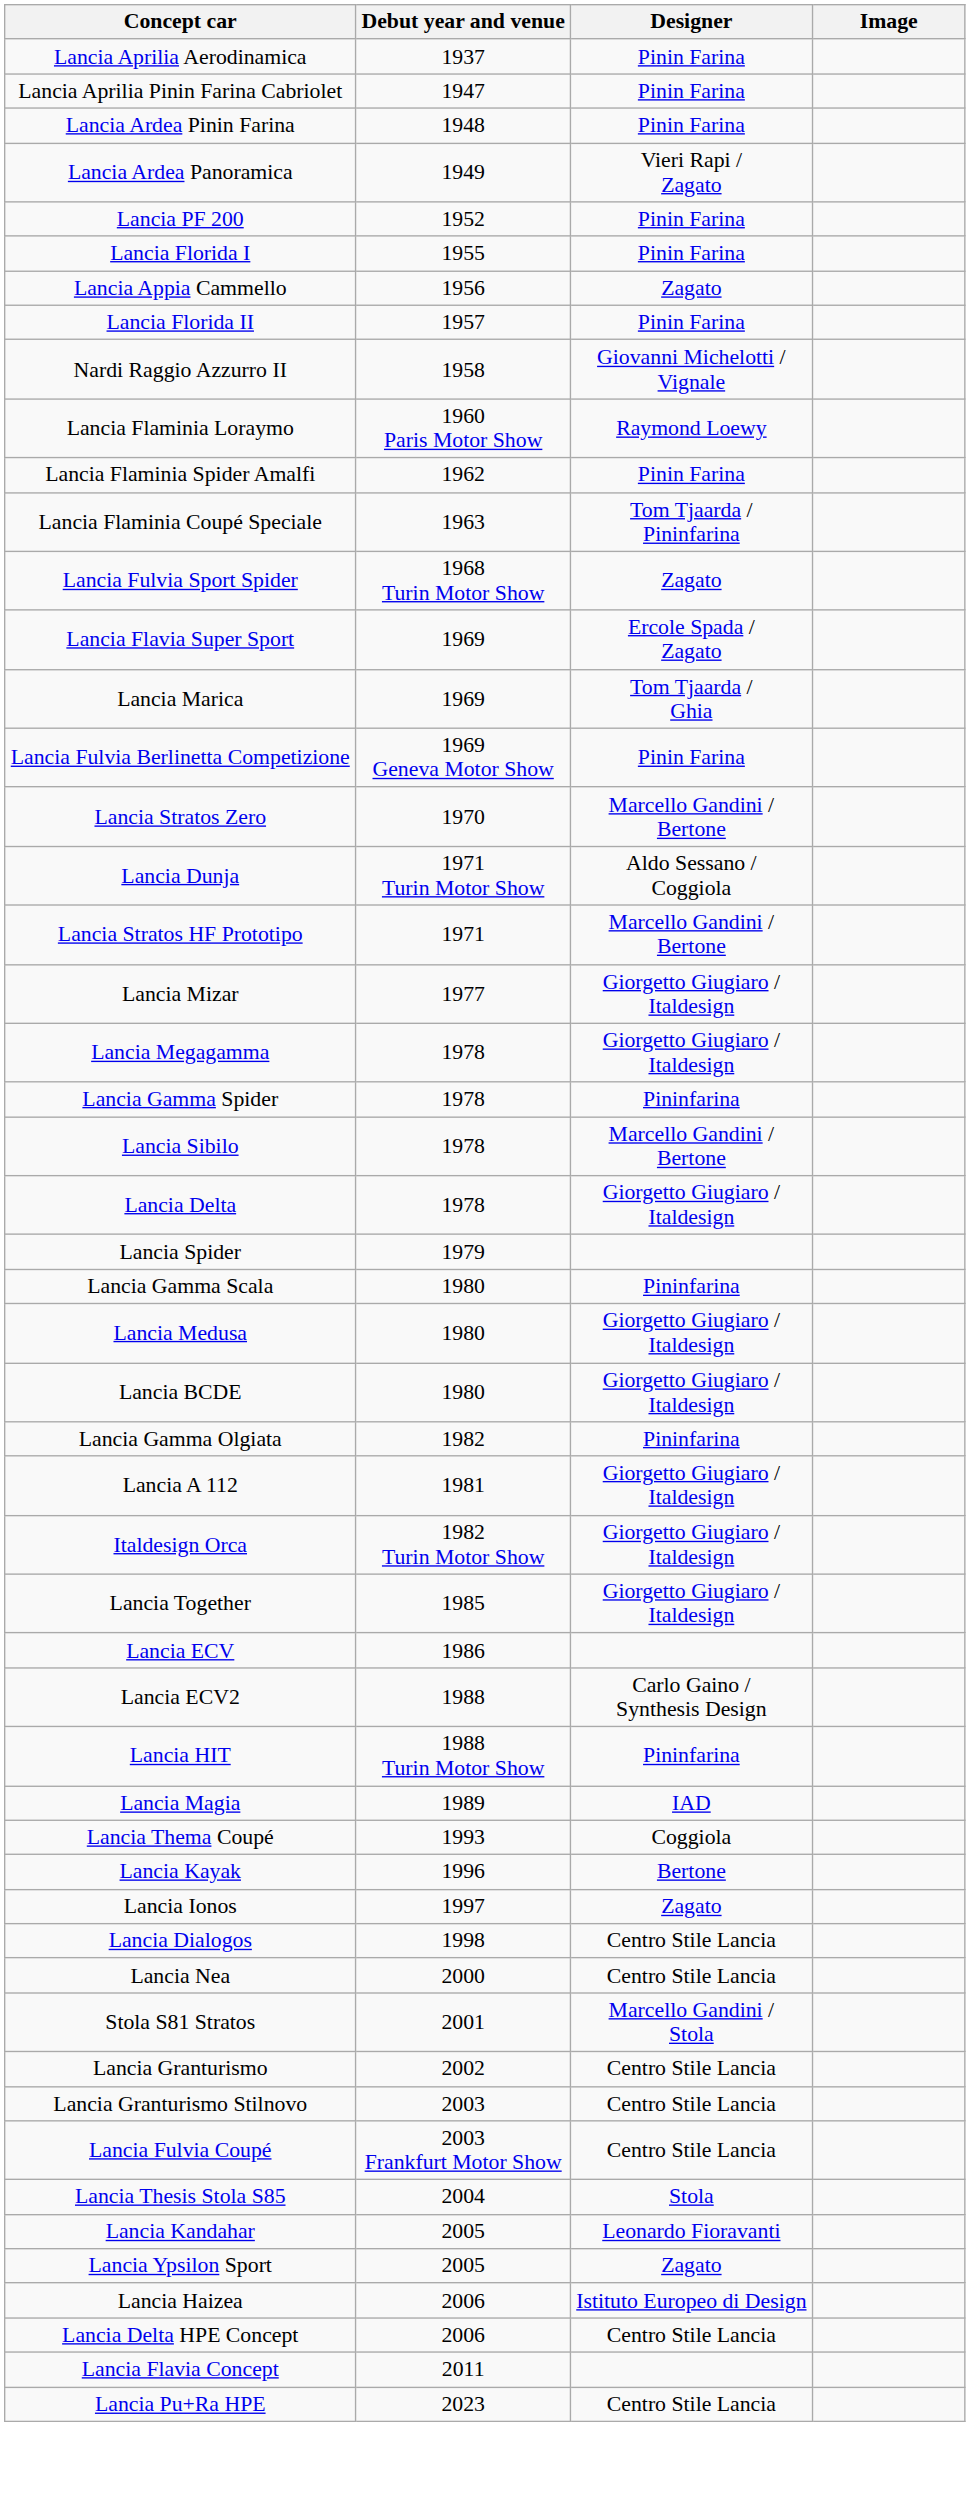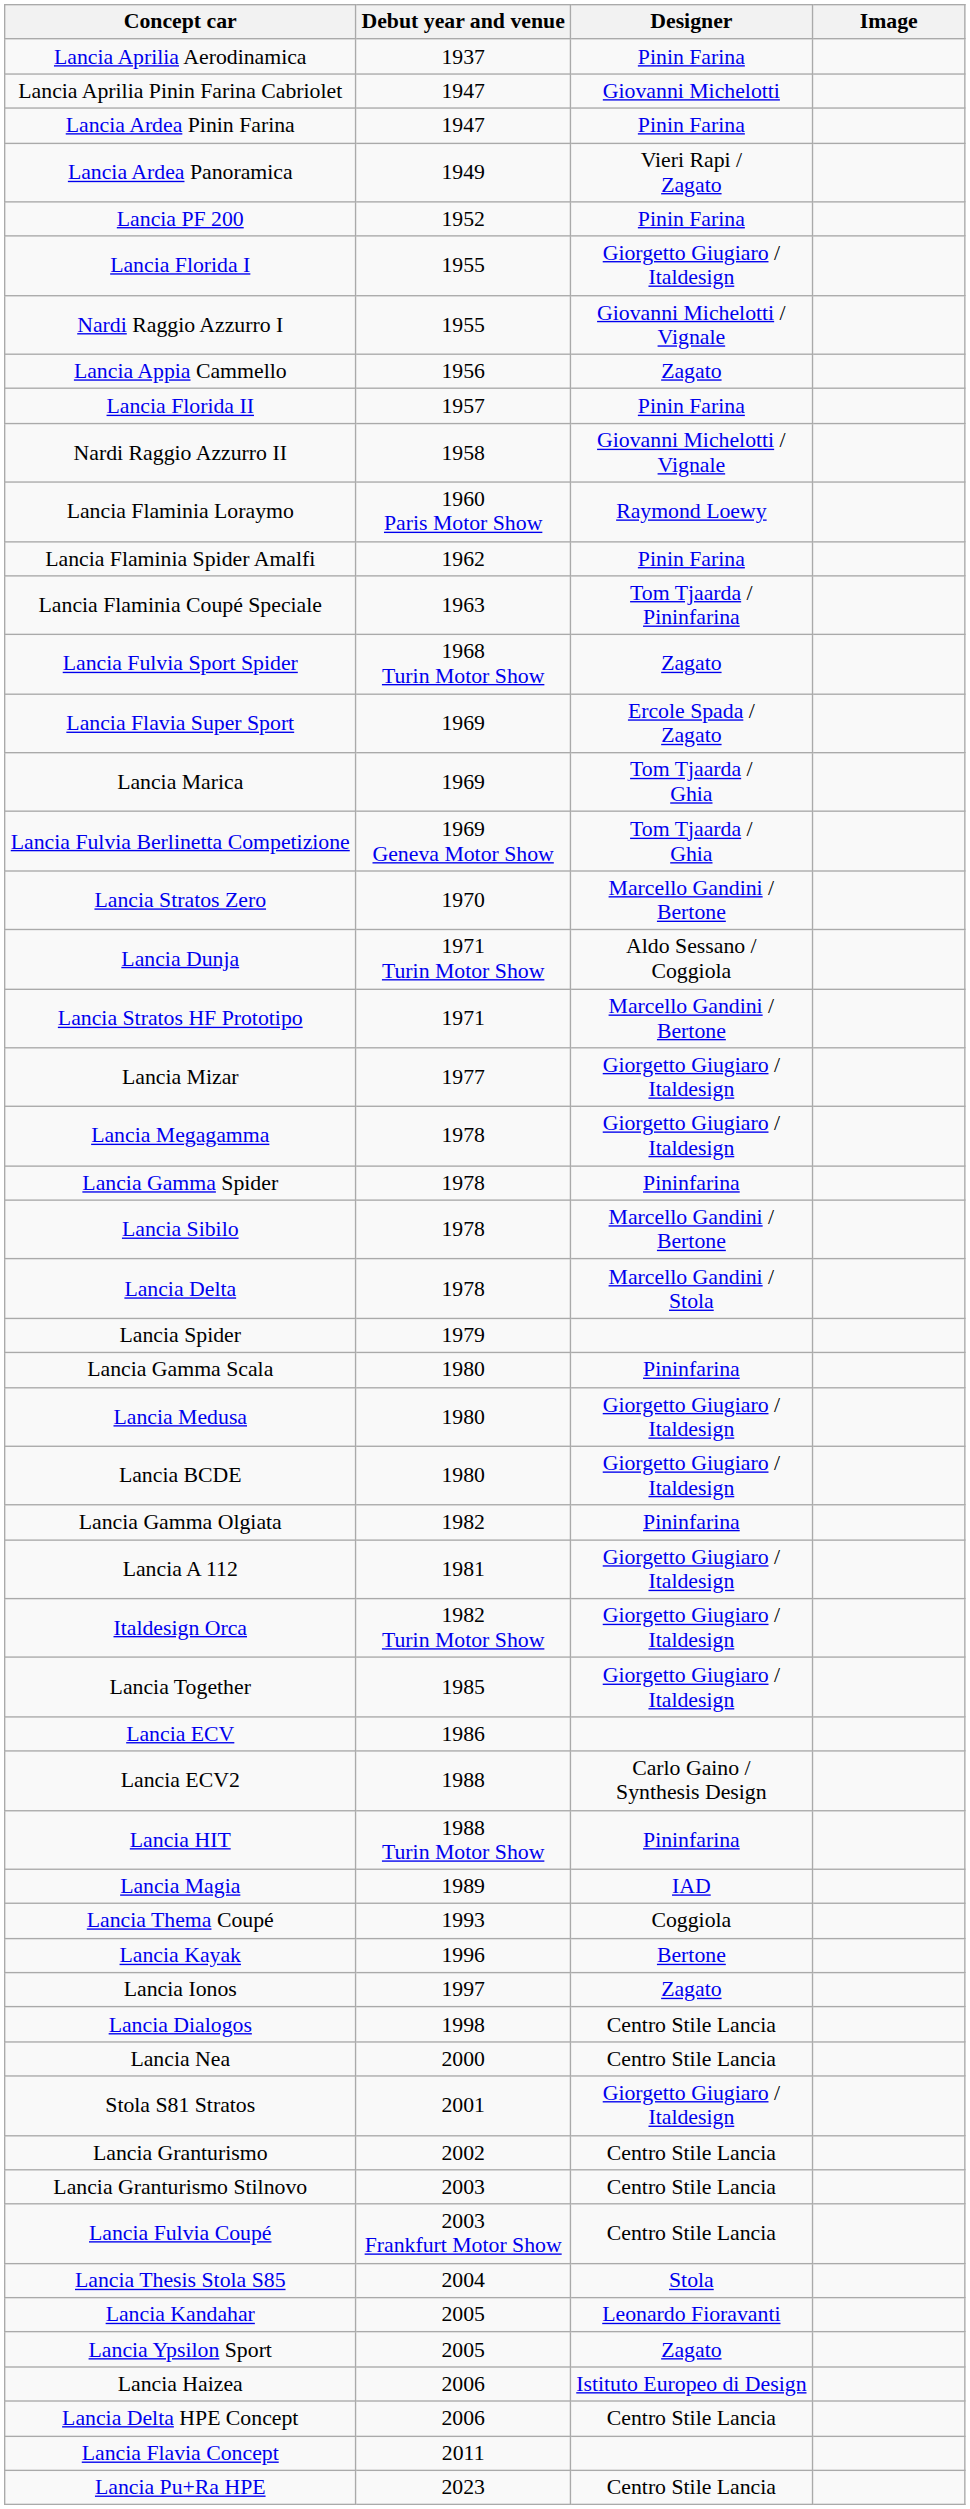(691, 90) Pinin Farina -> (691, 90) Giovanni Michelotti
(463, 125) 1948 -> (463, 125) 1947
(691, 253) Pinin Farina -> (691, 265) Giorgetto Giugiaro / Italdesign
+ row: (180, 324)
(691, 757) Pinin Farina -> (691, 840) Tom Tjaarda / Ghia
(691, 1204) Giorgetto Giugiaro / Italdesign -> (691, 1288) Marcello Gandini / Stola
(691, 2021) Marcello Gandini / Stola -> (691, 2105) Giorgetto Giugiaro / Italdesign
